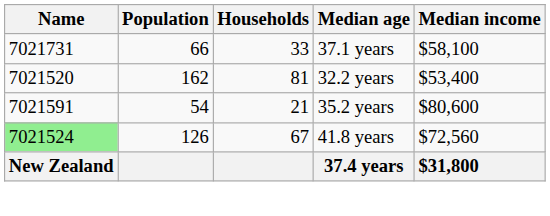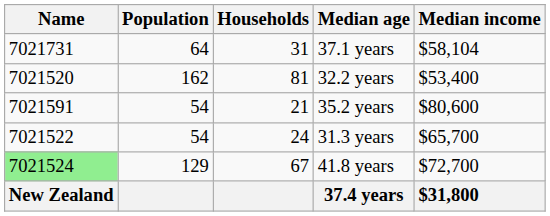(199, 48) 66 -> (199, 48) 64
(300, 48) 33 -> (300, 48) 31
(449, 48) $58,100 -> (449, 48) $58,104
+ row: (356, 136)
(195, 136) 126 -> (195, 166) 129
(449, 136) $72,560 -> (449, 166) $72,700
